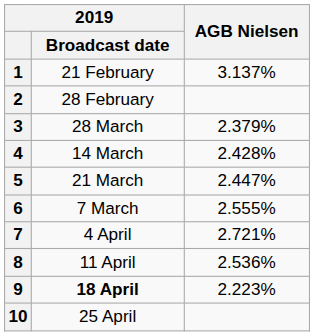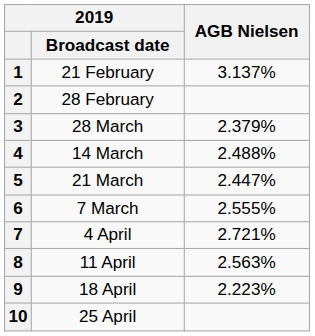(247, 153) 2.428% -> (247, 153) 2.488%
(247, 262) 2.536% -> (247, 262) 2.563%
(108, 289) bold -> (108, 289) normal
